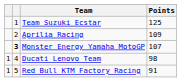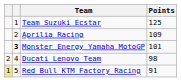(155, 47) 107 -> (155, 47) 101
(8, 59) 1 -> (8, 59) 2
(8, 71) no background -> (8, 71) khaki background
